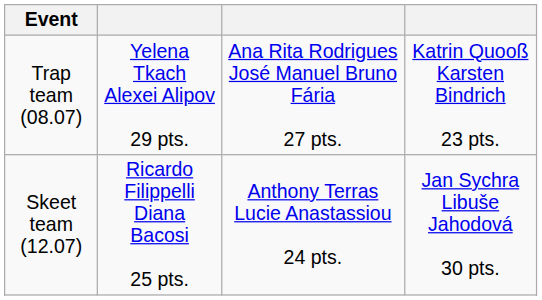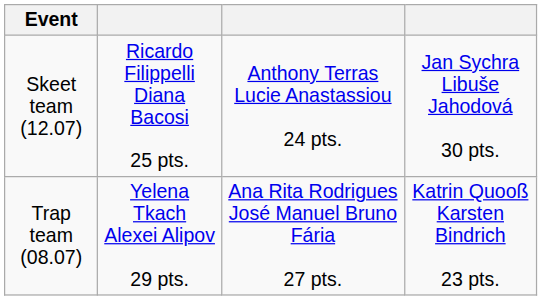rows swapped: (51, 94) <-> (51, 224)
